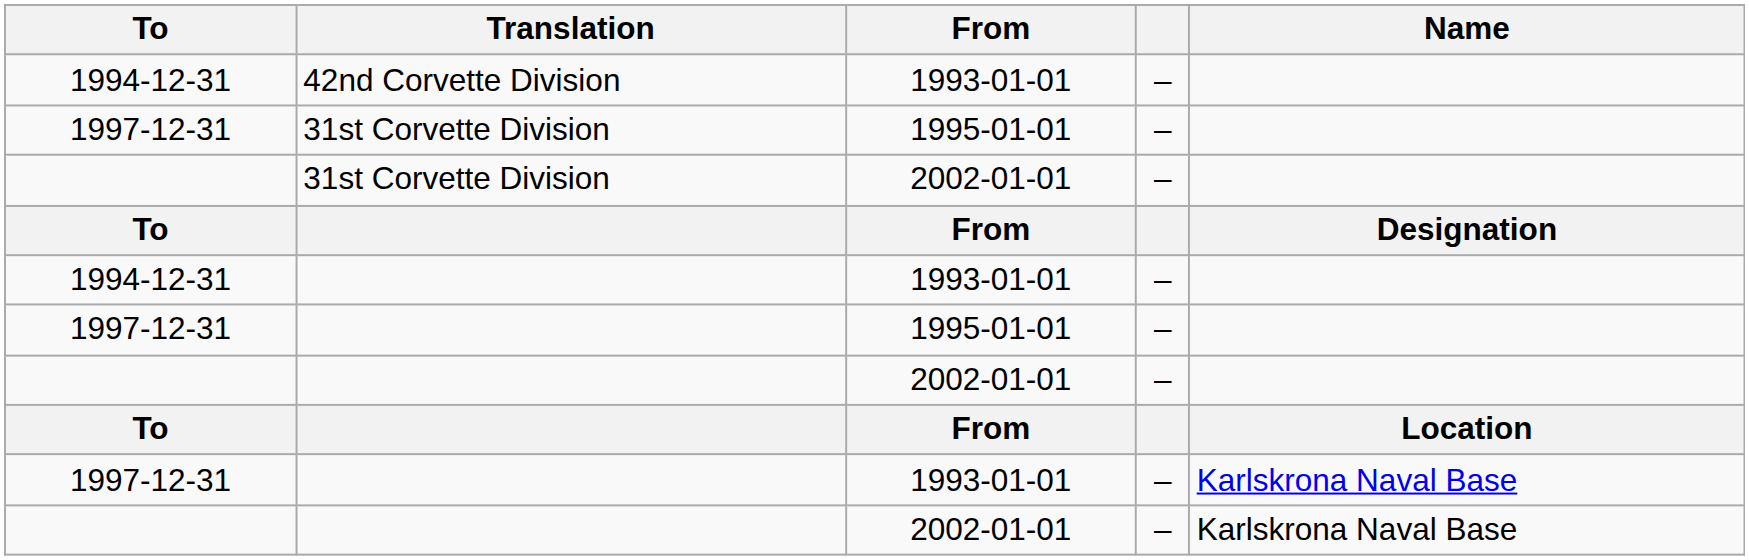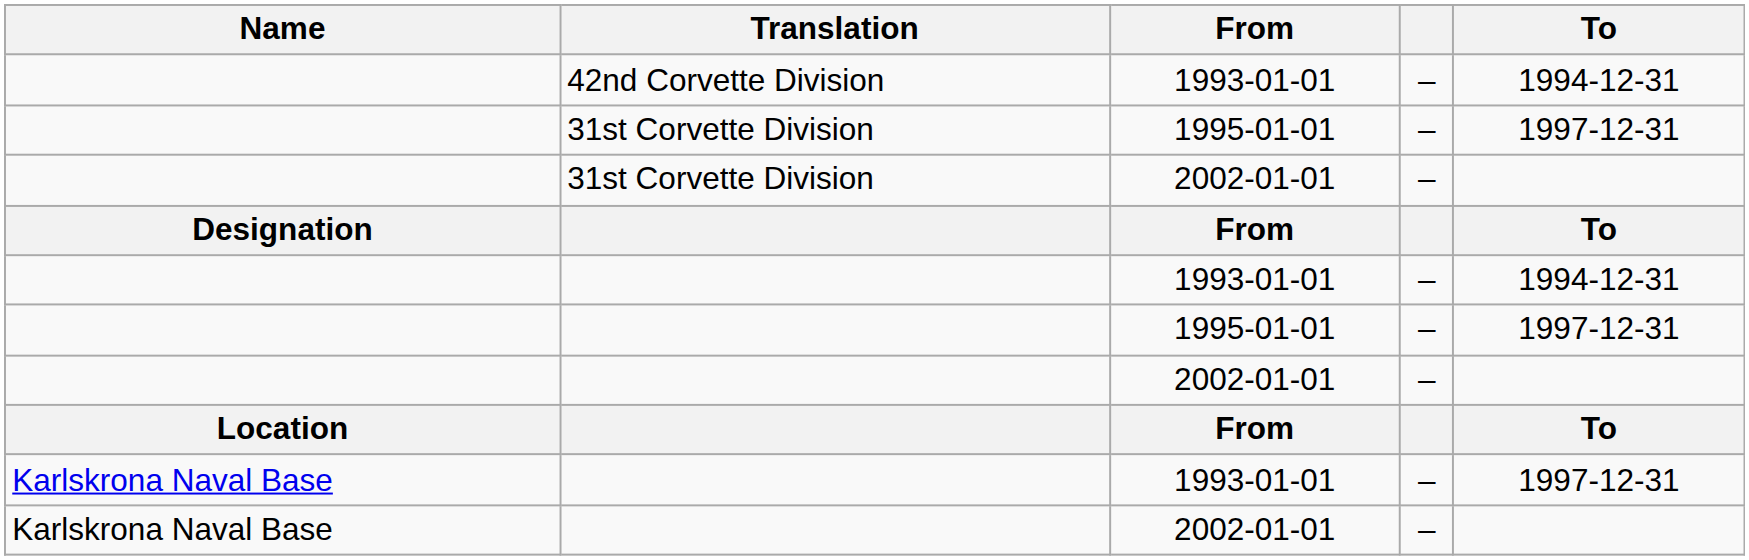columns swapped: (1467, 29) <-> (151, 29)
